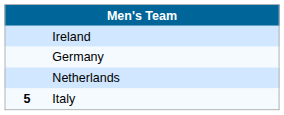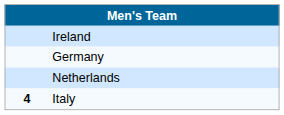(27, 99) 5 -> (27, 99) 4
